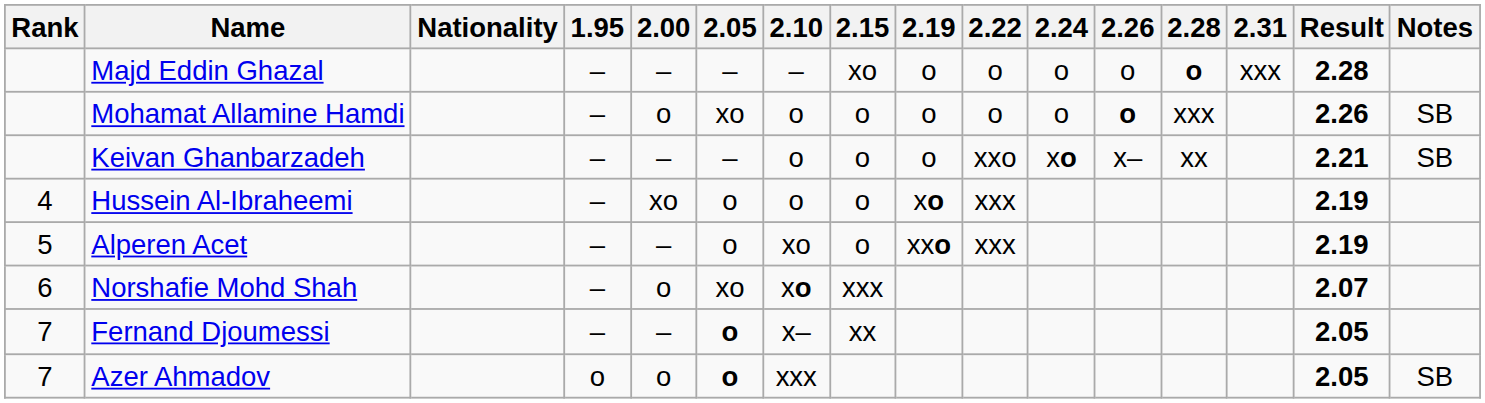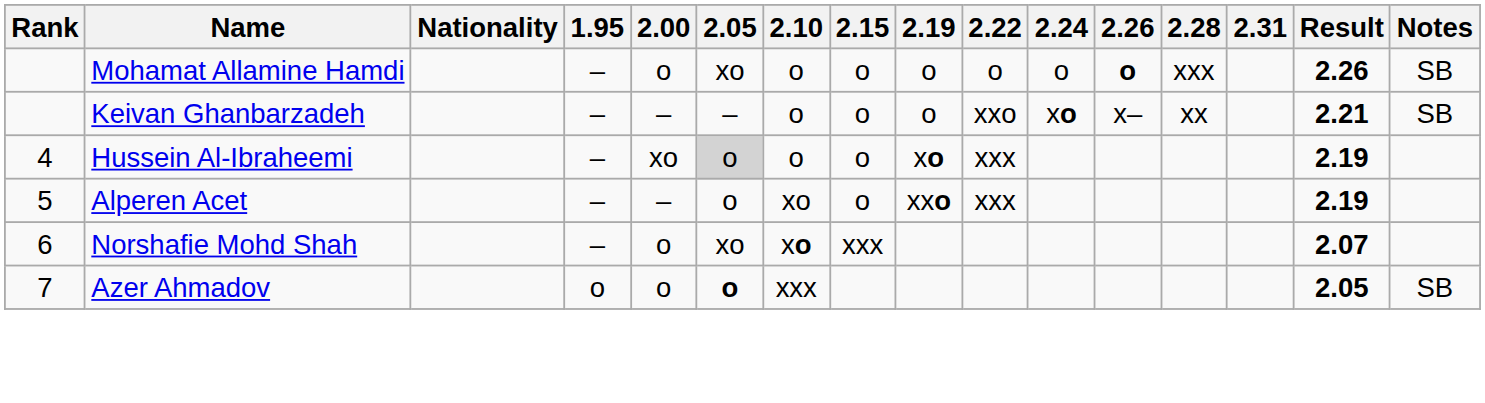- row: (207, 70)
(730, 201) no background -> (730, 158) lightgrey background
- row: (210, 332)
